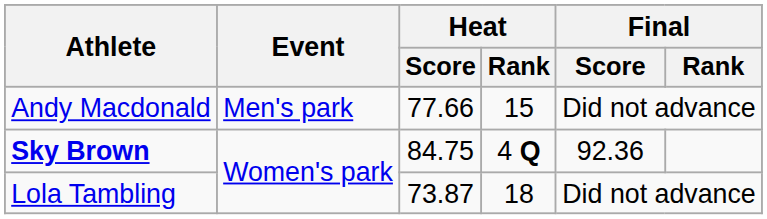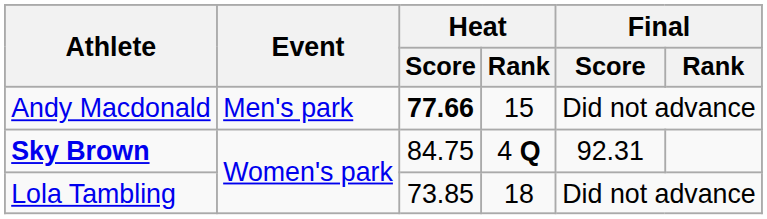(441, 109) normal -> (441, 109) bold
(610, 151) 92.36 -> (610, 151) 92.31
(441, 193) 73.87 -> (441, 193) 73.85
